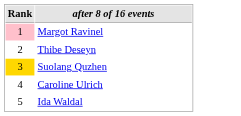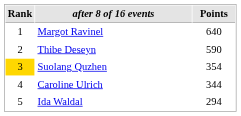+ column: (214, 14)
(20, 32) pink background -> (20, 32) no background
